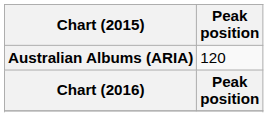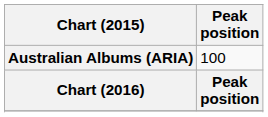(213, 57) 120 -> (213, 57) 100
